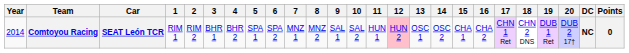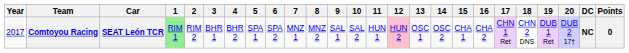(15, 32) 2014 -> (15, 32) 2017
(175, 32) no background -> (175, 32) lightgreen background
